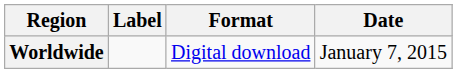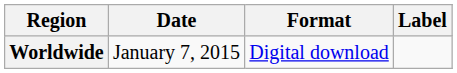columns swapped: (383, 20) <-> (137, 20)
